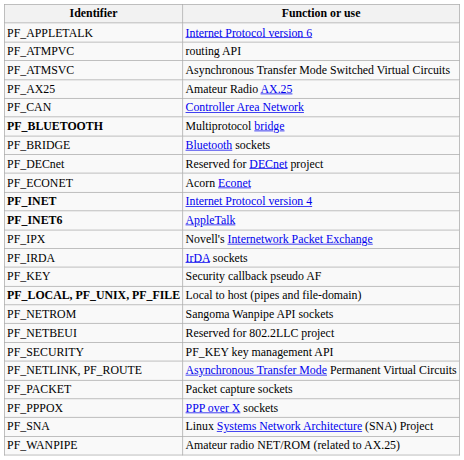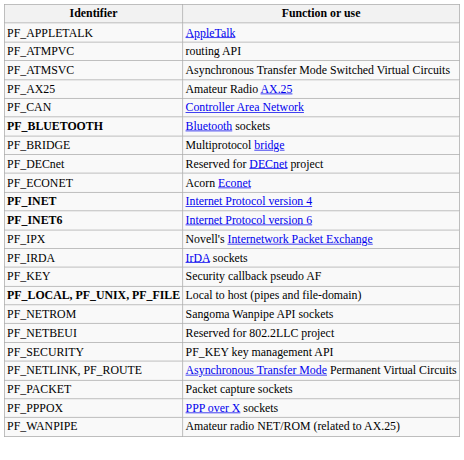(249, 32) Internet Protocol version 6 -> (210, 32) AppleTalk
(235, 126) Multiprotocol bridge -> (228, 126) Bluetooth sockets
(228, 145) Bluetooth sockets -> (235, 145) Multiprotocol bridge
(210, 220) AppleTalk -> (249, 220) Internet Protocol version 6
- row: (28, 426)
